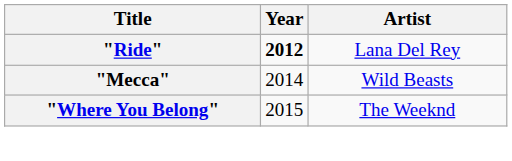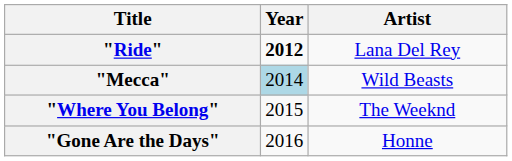(284, 79) no background -> (284, 79) lightblue background
+ row: (133, 140)
